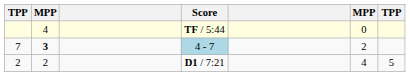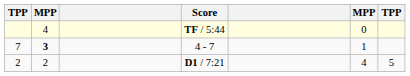(205, 46) lightblue background -> (205, 46) no background
(364, 46) 2 -> (364, 46) 1
